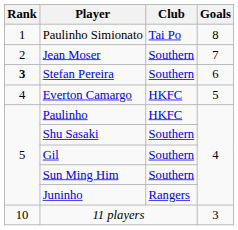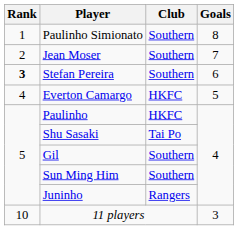(165, 34) Tai Po -> (171, 34) Southern
(171, 134) Southern -> (165, 134) Tai Po
